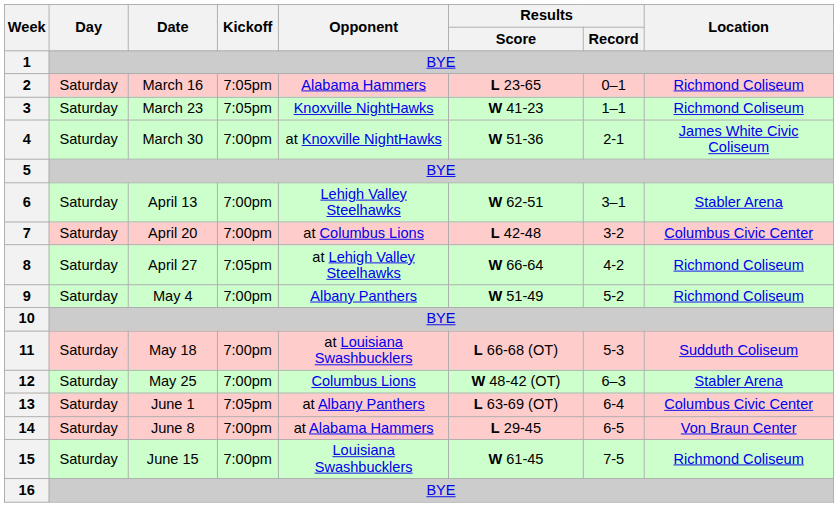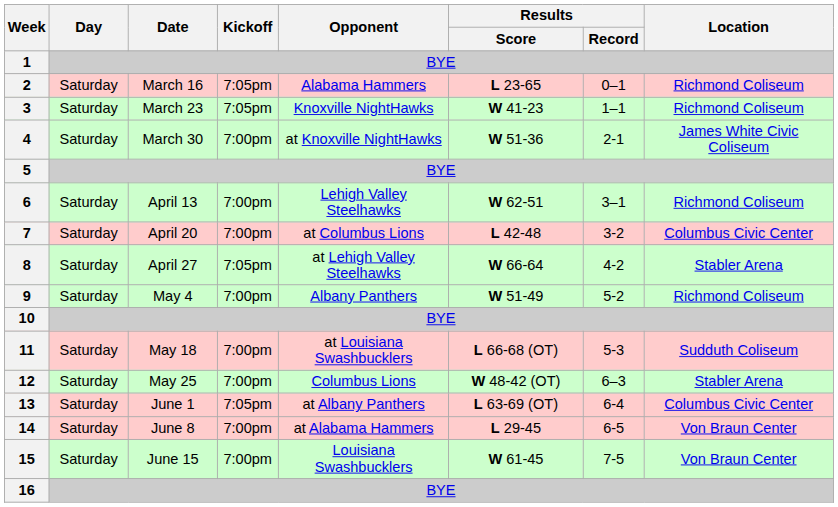(739, 202) Stabler Arena -> (739, 202) Richmond Coliseum
(739, 264) Richmond Coliseum -> (739, 264) Stabler Arena
(739, 459) Richmond Coliseum -> (739, 459) Von Braun Center
